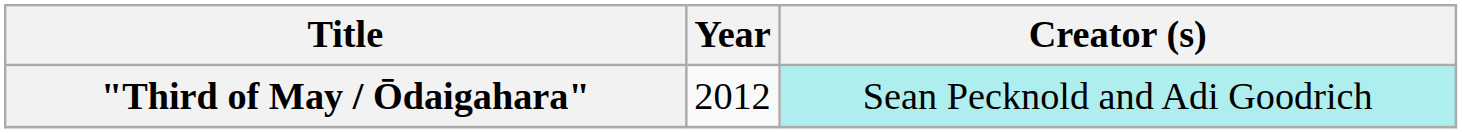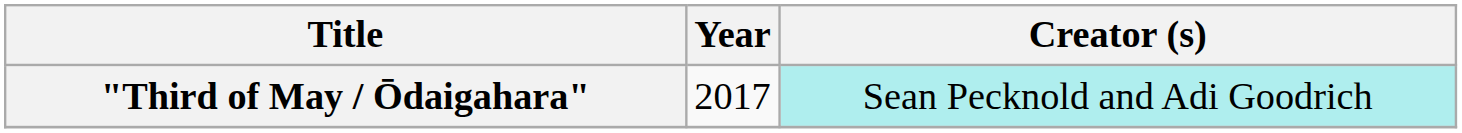(733, 95) 2012 -> (733, 95) 2017
